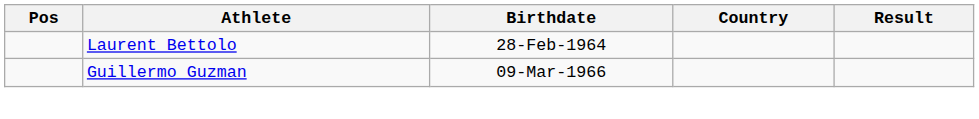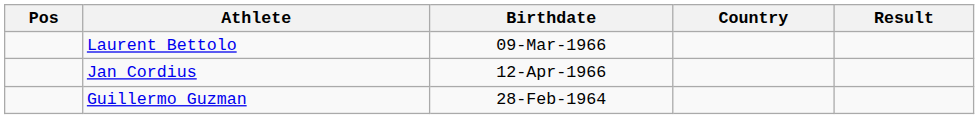(551, 45) 28-Feb-1964 -> (551, 45) 09-Mar-1966
+ row: (142, 72)
(551, 72) 09-Mar-1966 -> (551, 100) 28-Feb-1964
